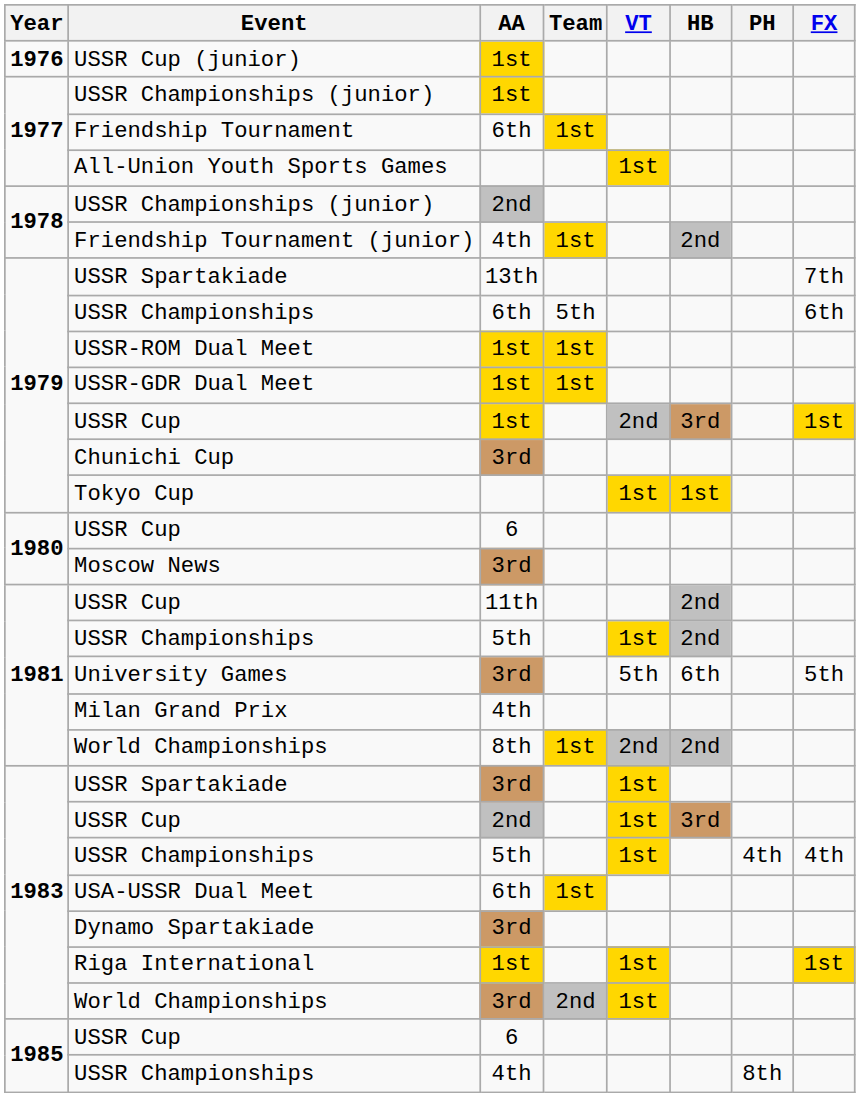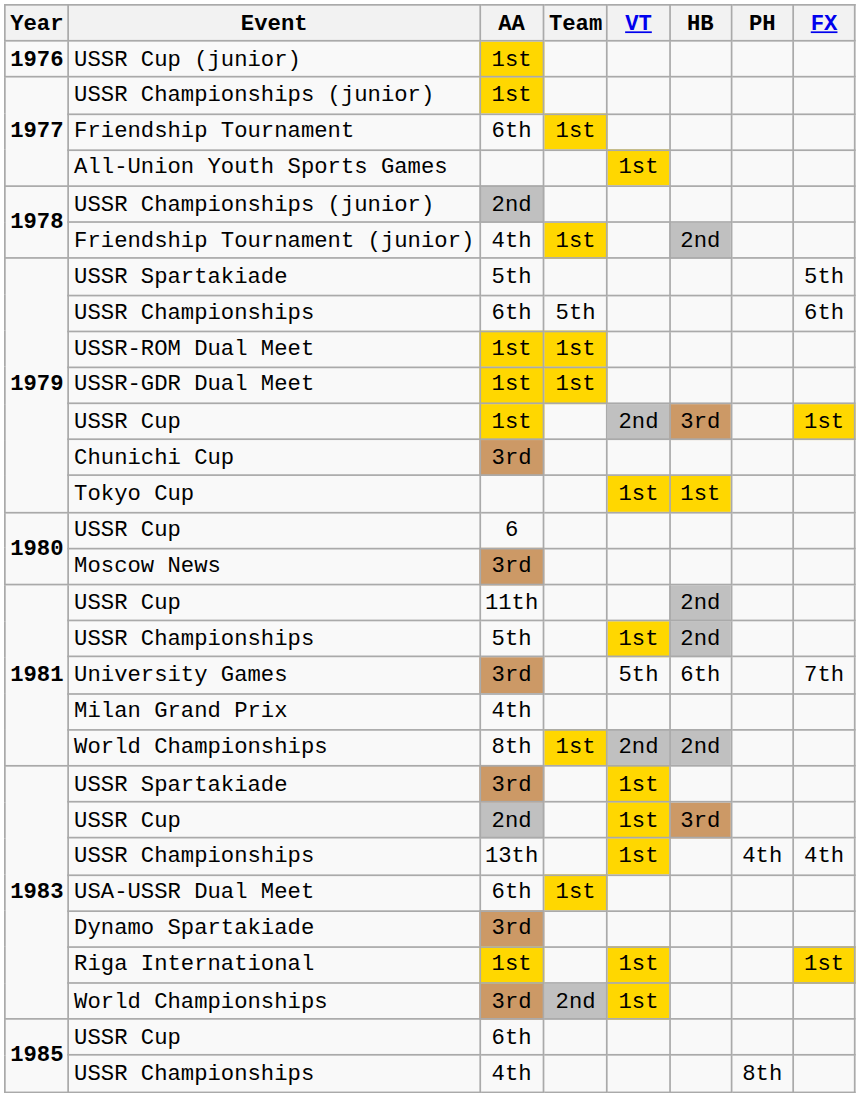(512, 277) 13th -> (512, 277) 5th
(824, 277) 7th -> (824, 277) 5th
(824, 675) 5th -> (824, 675) 7th
(512, 856) 5th -> (512, 856) 13th
(512, 1037) 6 -> (512, 1037) 6th
